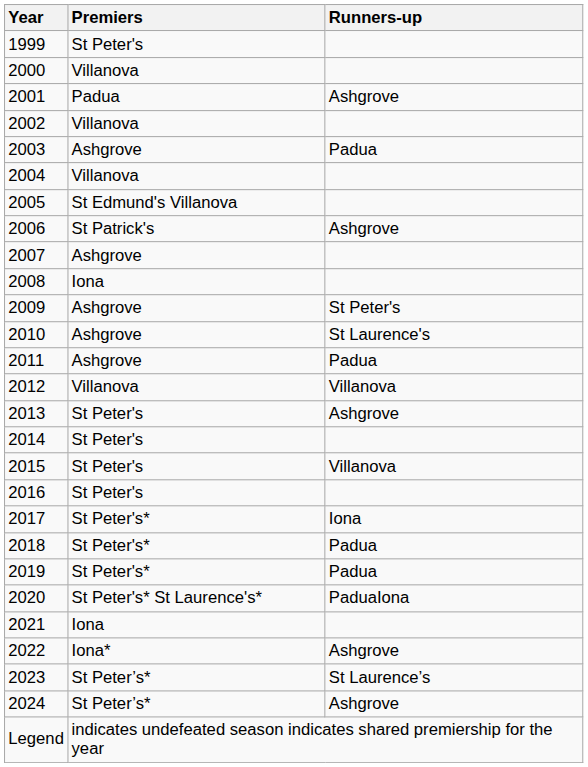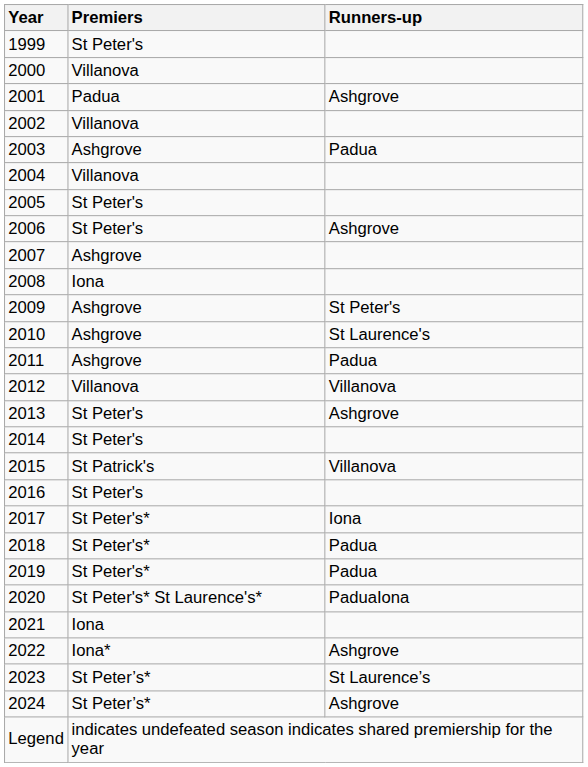(154, 202) St Edmund's Villanova -> (107, 202) St Peter's
(113, 228) St Patrick's -> (107, 228) St Peter's
(107, 466) St Peter's -> (113, 466) St Patrick's
